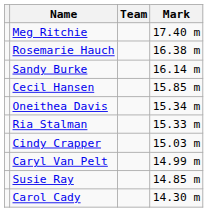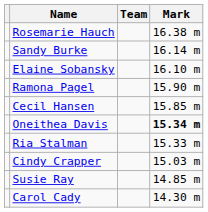- row: (50, 32)
+ row: (64, 69)
+ row: (53, 87)
(176, 106) normal -> (176, 124) bold
- row: (60, 161)
